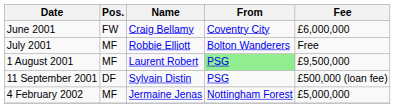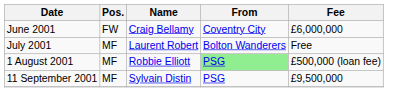(160, 45) Robbie Elliott -> (164, 45) Laurent Robert
(164, 62) Laurent Robert -> (160, 62) Robbie Elliott
(323, 62) £9,500,000 -> (336, 62) £500,000 (loan fee)
(109, 78) DF -> (110, 78) MF
(343, 78) £500,000 (loan fee) -> (317, 78) £9,500,000
- row: (45, 95)
